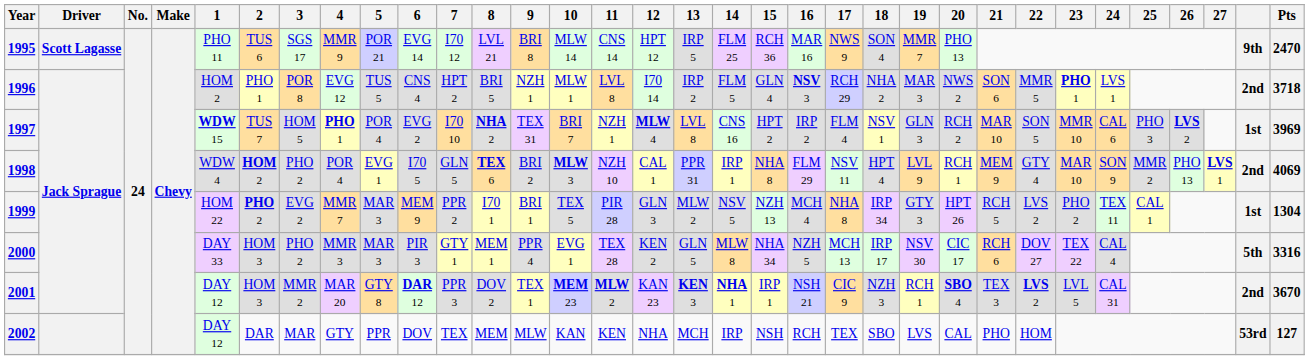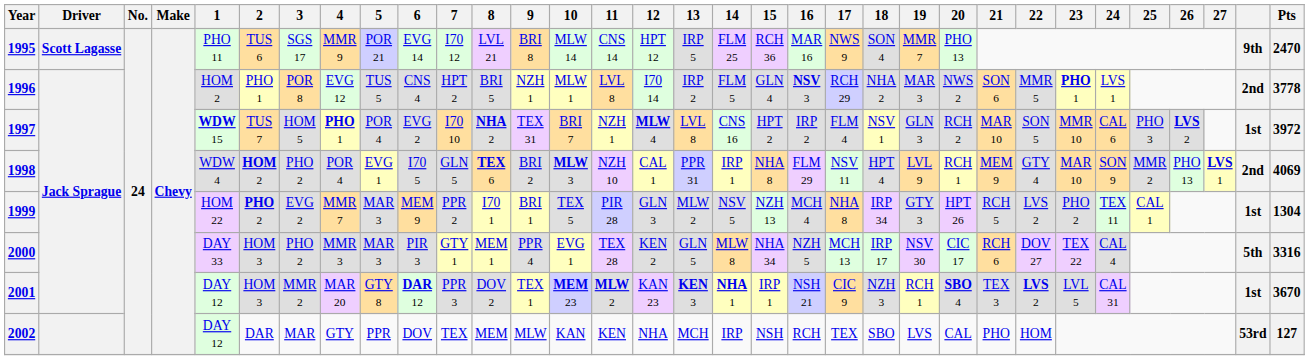(1287, 89) 3718 -> (1287, 89) 3778
(1287, 130) 3969 -> (1287, 130) 3972
(1253, 293) 2nd -> (1253, 293) 1st
